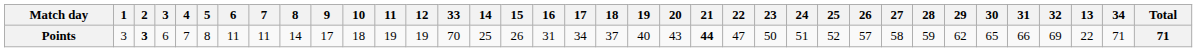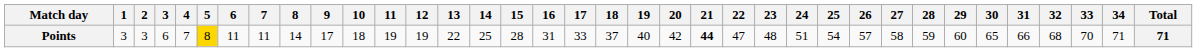columns swapped: (1087, 14) <-> (454, 14)
(145, 35) bold -> (145, 35) normal
(207, 35) no background -> (207, 35) gold background
(517, 35) 26 -> (517, 35) 28
(580, 35) 34 -> (580, 35) 33
(675, 35) 43 -> (675, 35) 42
(770, 35) 50 -> (770, 35) 48
(834, 35) 52 -> (834, 35) 54
(960, 35) 62 -> (960, 35) 60
(1055, 35) 69 -> (1055, 35) 68
